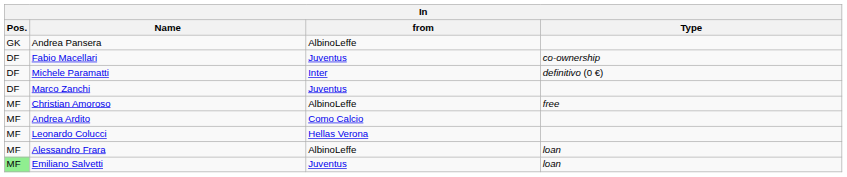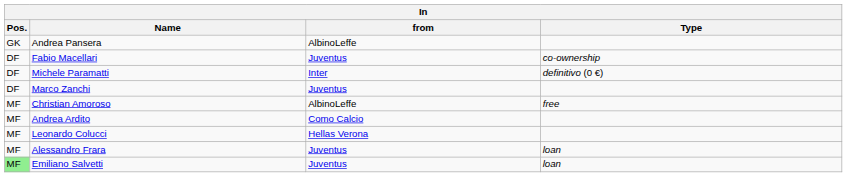(332, 150) AlbinoLeffe -> (327, 150) Juventus
